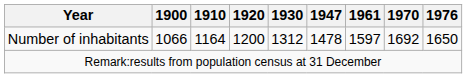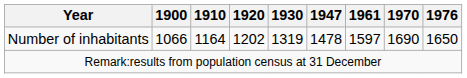(249, 38) 1200 -> (249, 38) 1202
(287, 38) 1312 -> (287, 38) 1319
(403, 38) 1692 -> (403, 38) 1690
